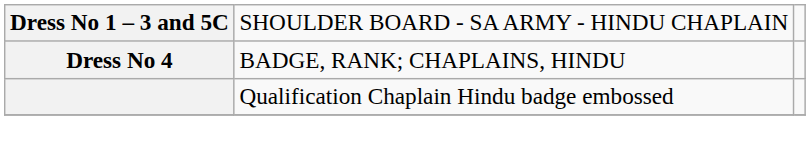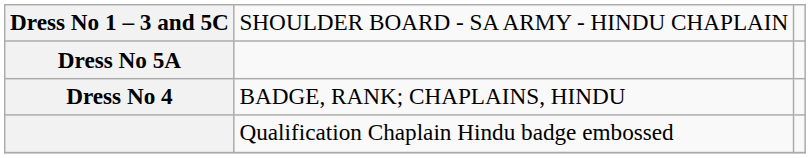+ row: (119, 59)
